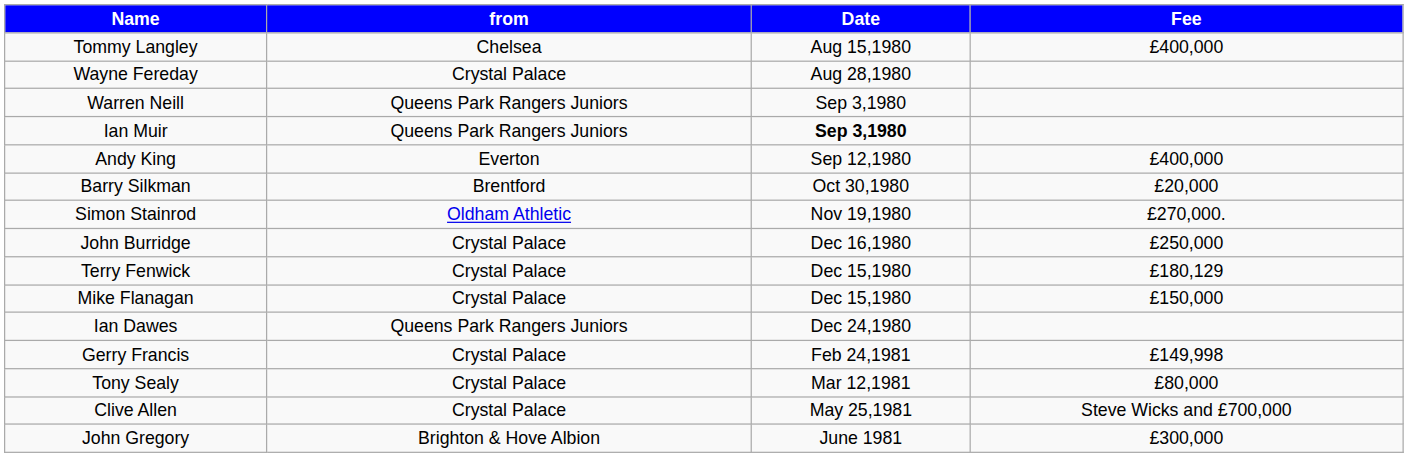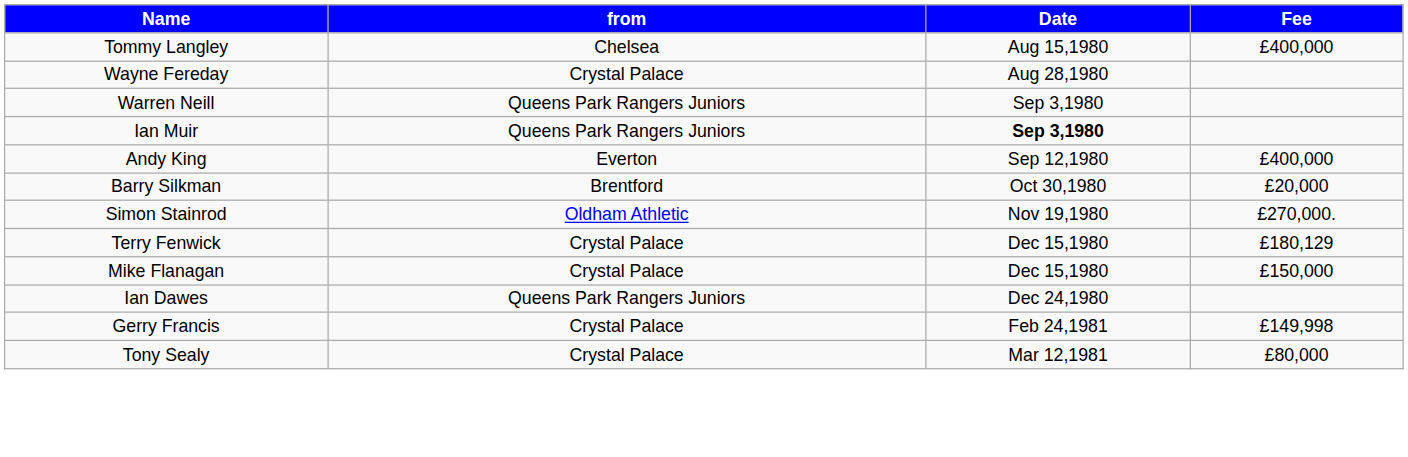- row: (136, 243)
- row: (136, 411)
- row: (136, 439)
